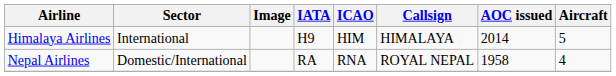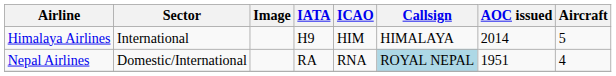(427, 60) no background -> (427, 60) lightblue background
(495, 60) 1958 -> (495, 60) 1951
